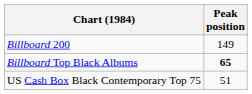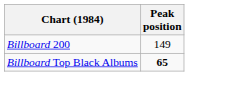- row: (104, 80)
